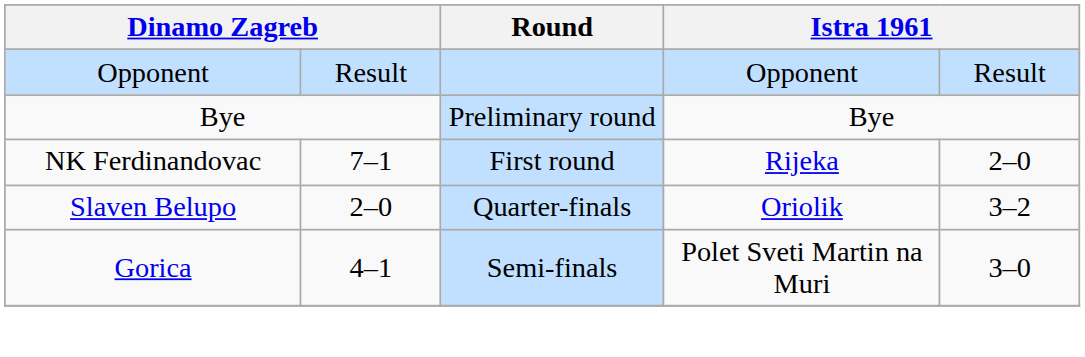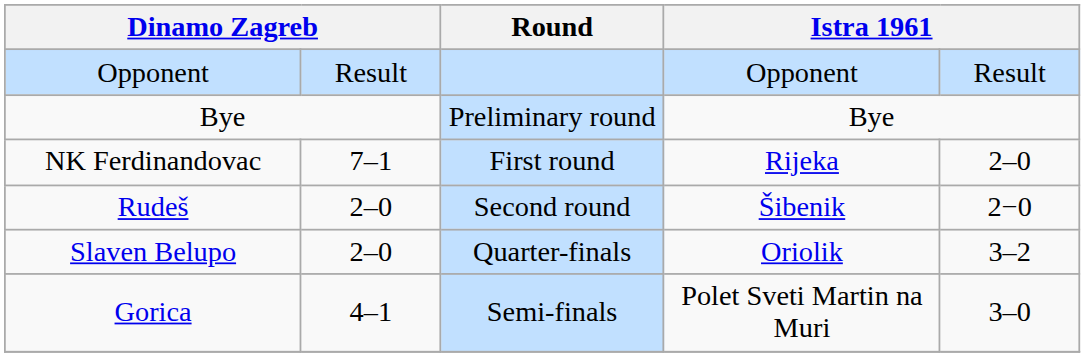+ row: (153, 206)
